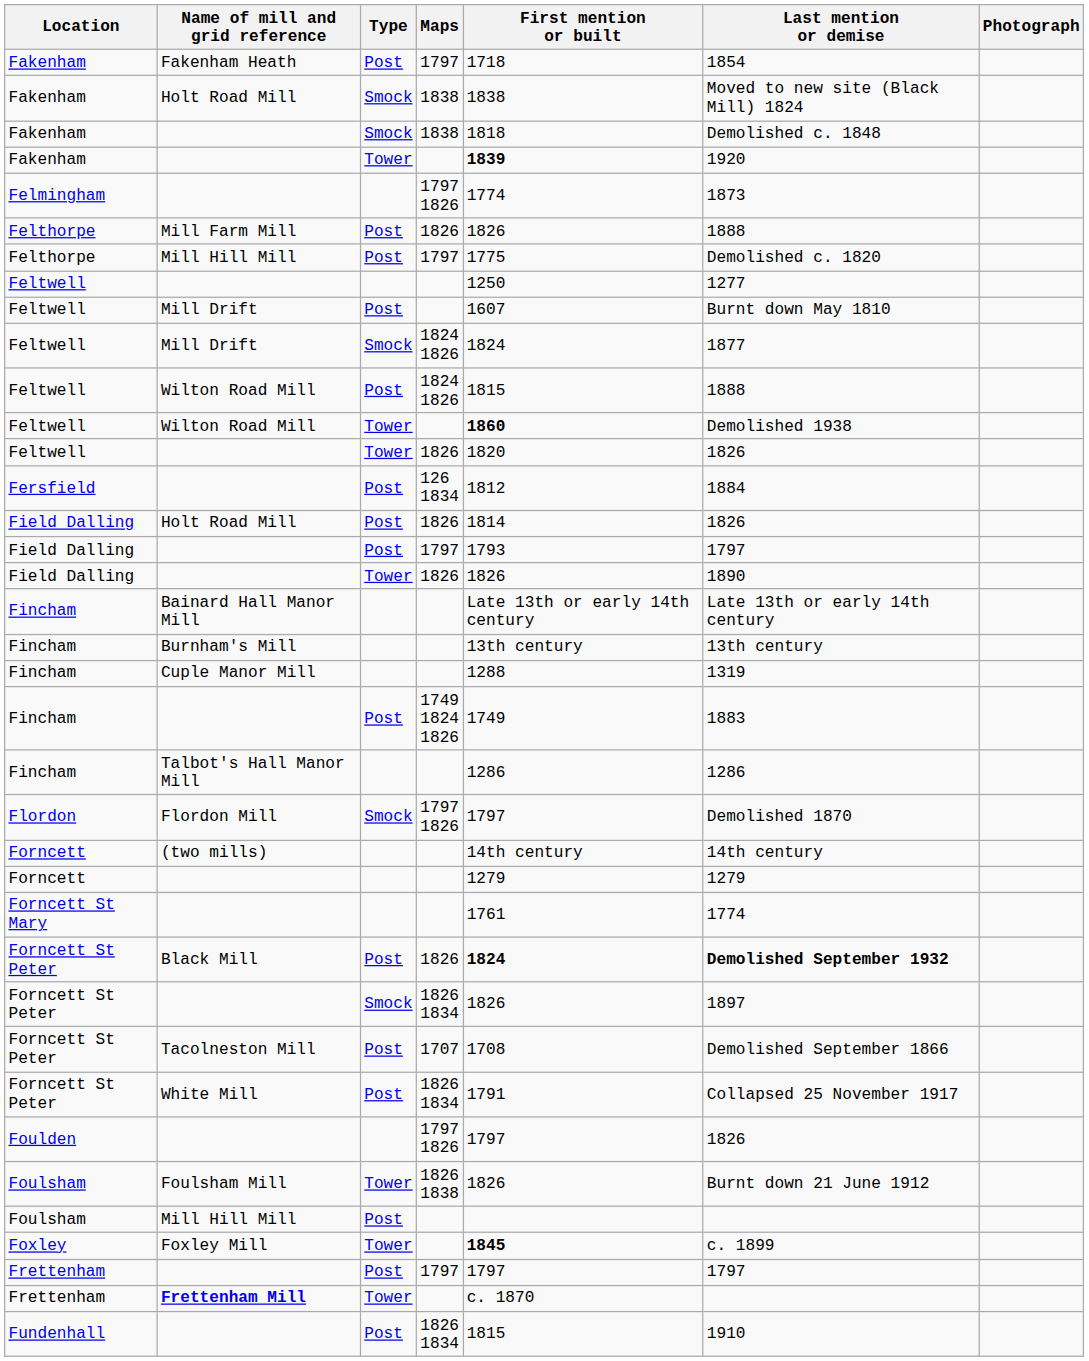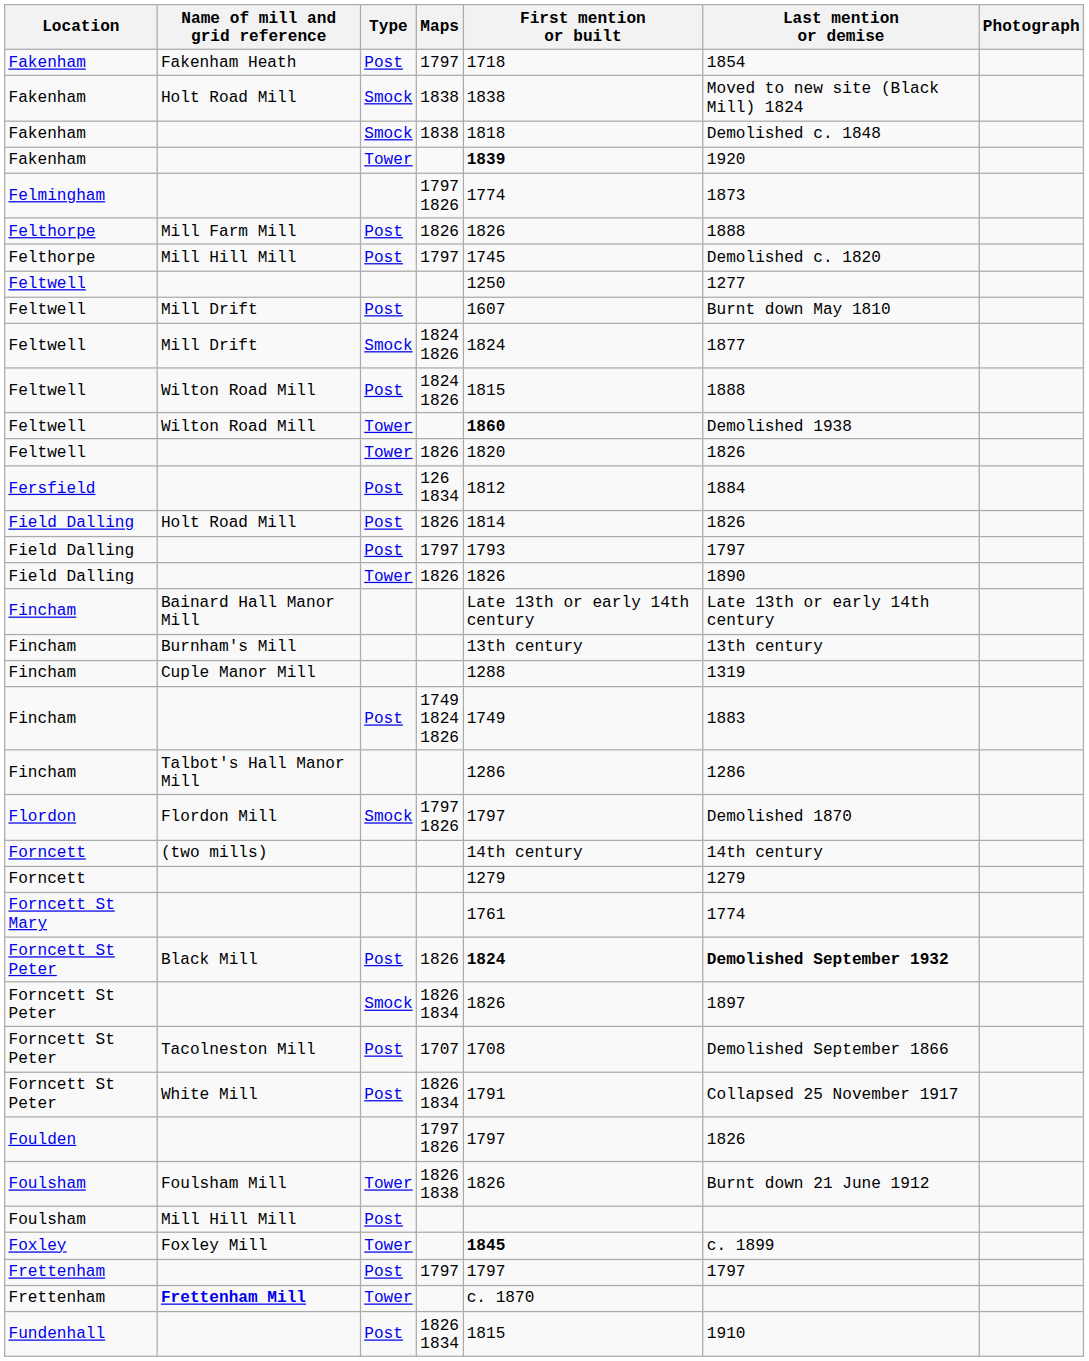(486, 257) 1775 -> (486, 257) 1745
